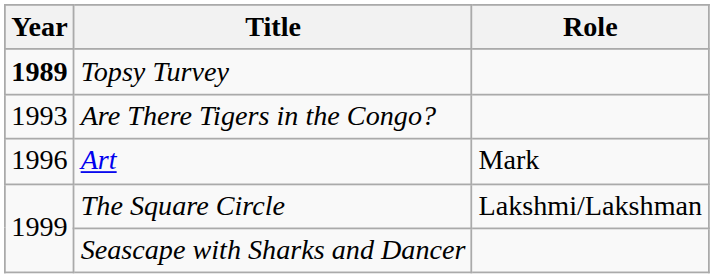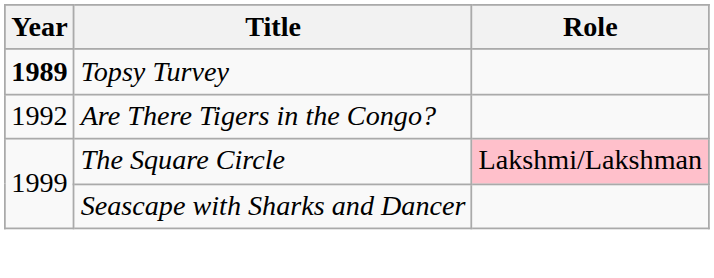(40, 116) 1993 -> (40, 116) 1992
- row: (99, 160)
(590, 205) no background -> (590, 160) pink background
